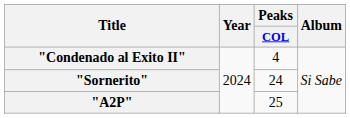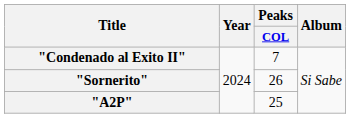(276, 58) 4 -> (276, 58) 7
(276, 80) 24 -> (276, 80) 26
